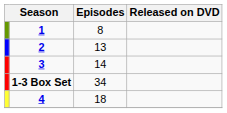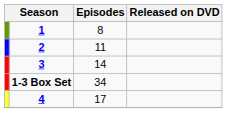(100, 47) 13 -> (100, 47) 11
(100, 99) 18 -> (100, 99) 17
